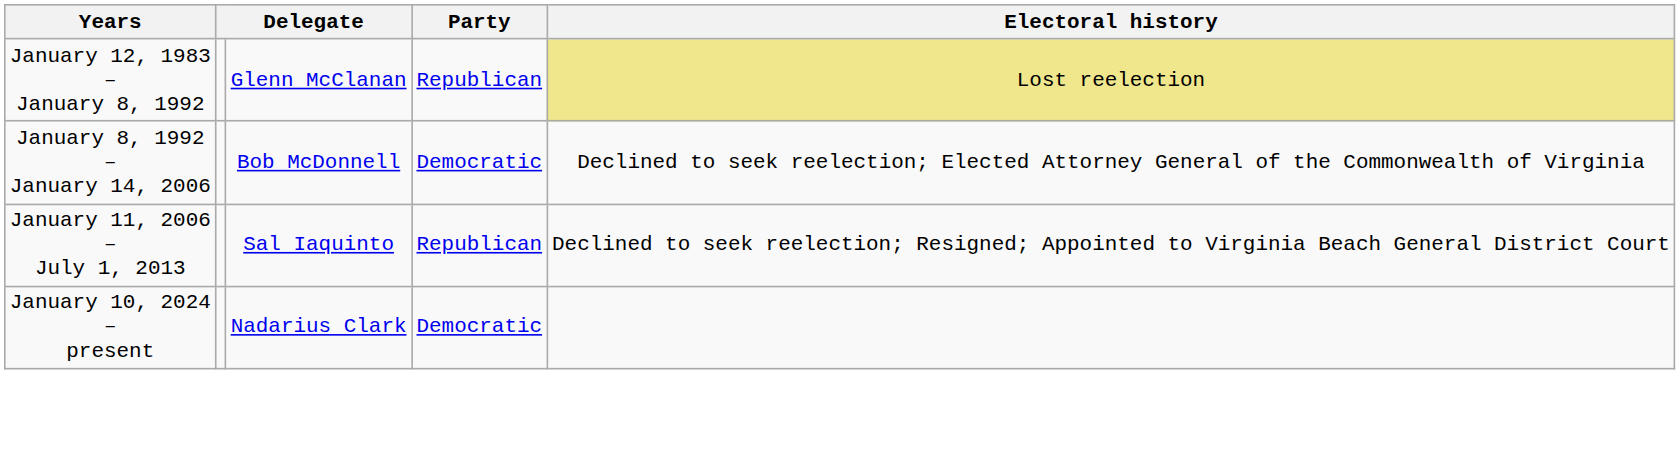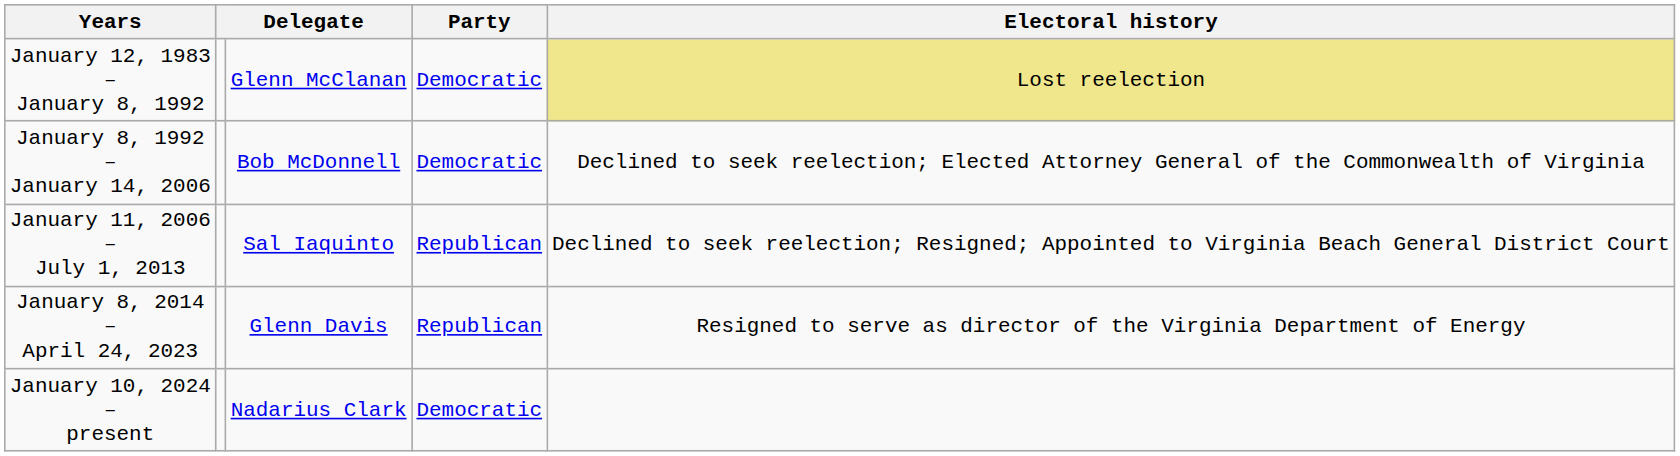(479, 80) Republican -> (479, 80) Democratic
+ row: (110, 327)
